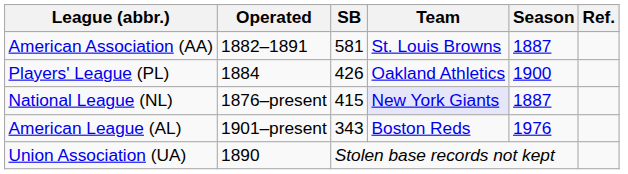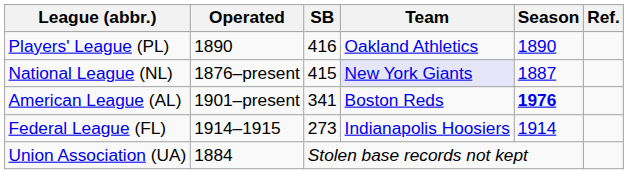- row: (111, 45)
(240, 73) 1884 -> (213, 45) 1890
(349, 73) 426 -> (322, 45) 416
(532, 73) 1900 -> (537, 45) 1890
(349, 127) 343 -> (322, 100) 341
(532, 127) normal -> (537, 100) bold
+ row: (87, 127)
(240, 155) 1890 -> (213, 155) 1884
